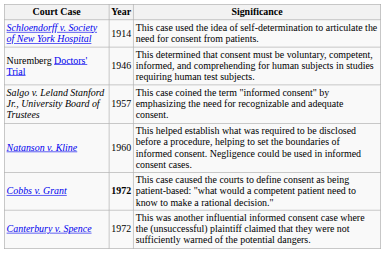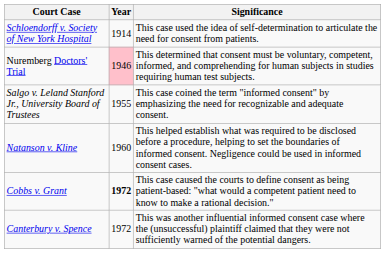(121, 66) no background -> (121, 66) pink background
(121, 104) 1957 -> (121, 104) 1955
